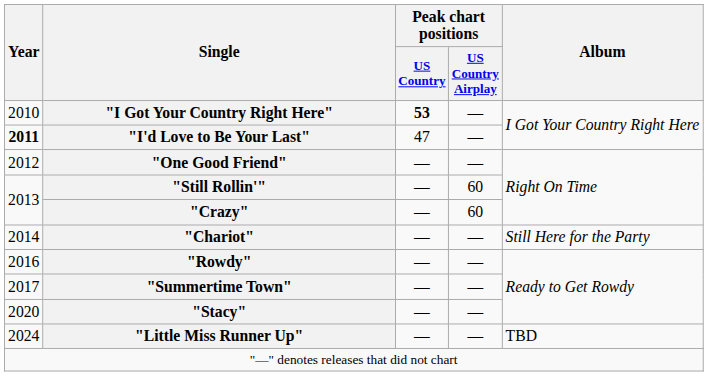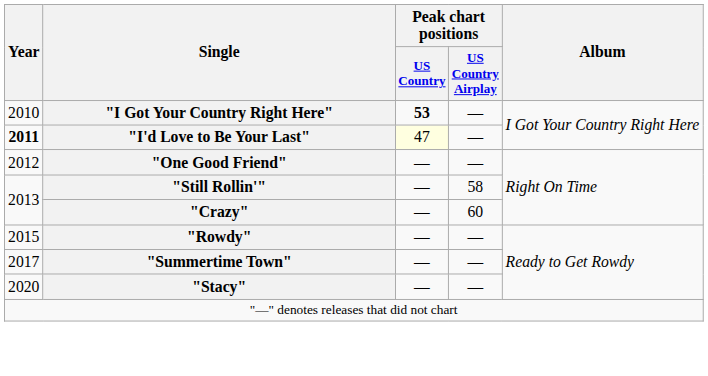(422, 137) no background -> (422, 137) lightyellow background
(475, 187) 60 -> (475, 187) 58
- row: (219, 237)
(24, 261) 2016 -> (24, 237) 2015
- row: (219, 336)
